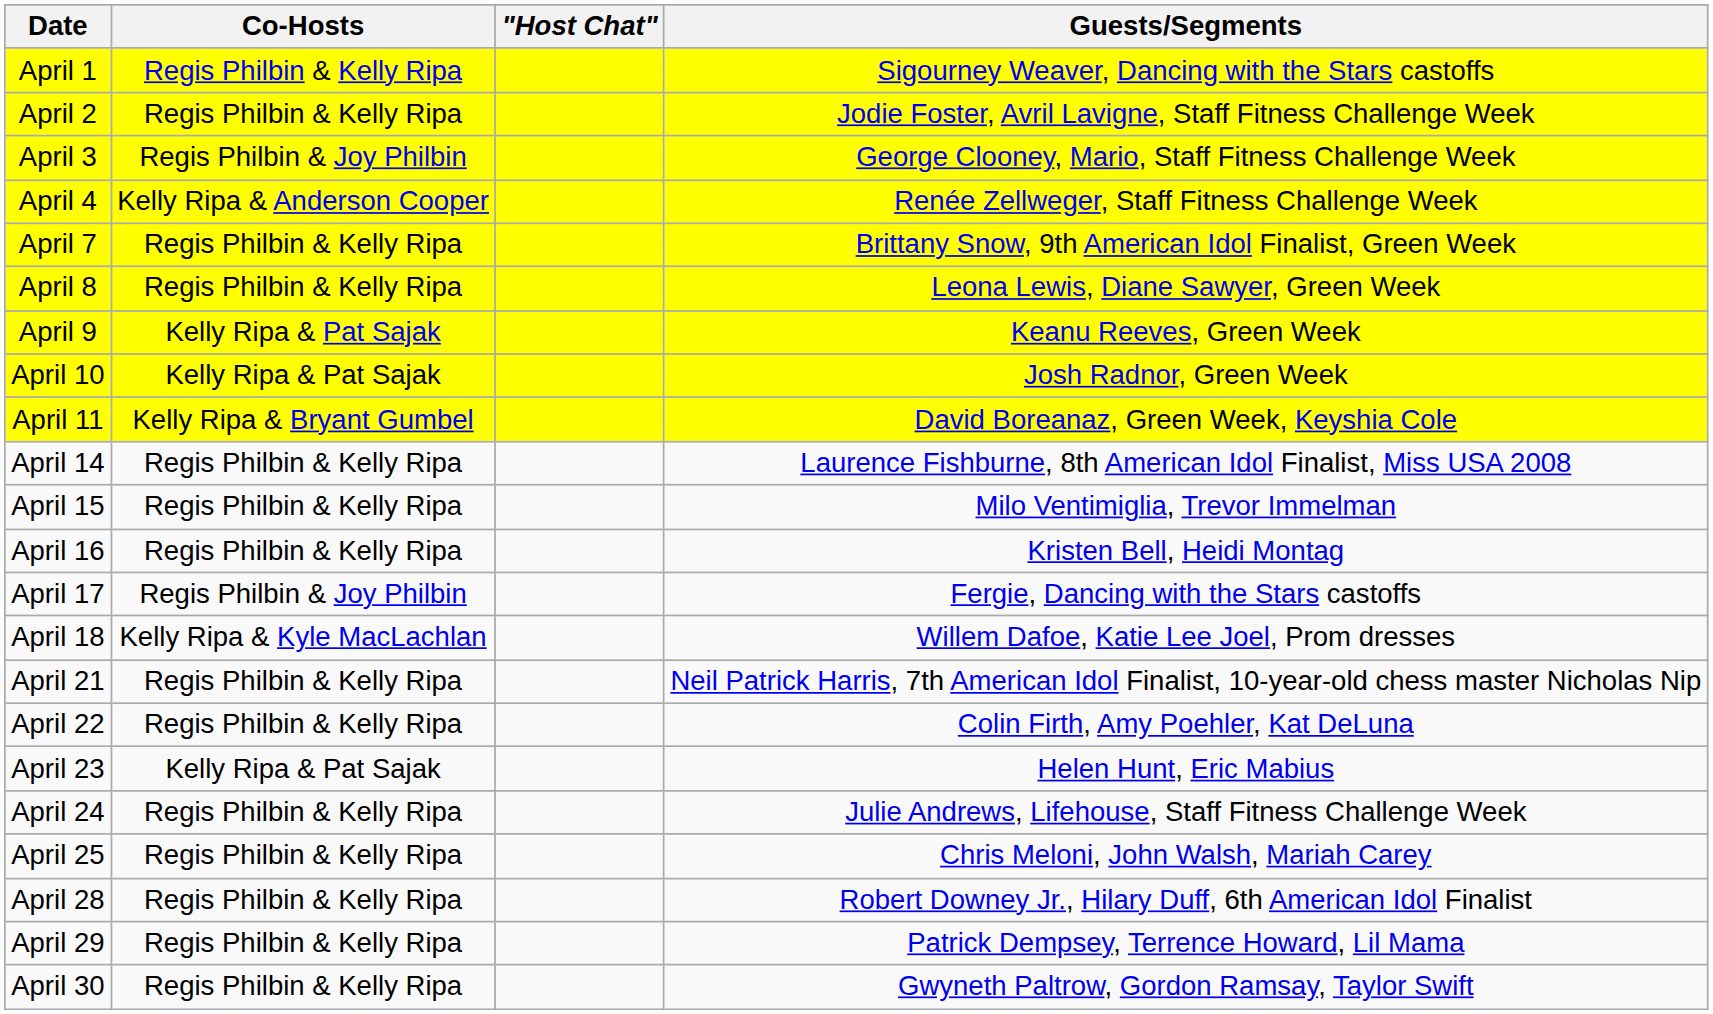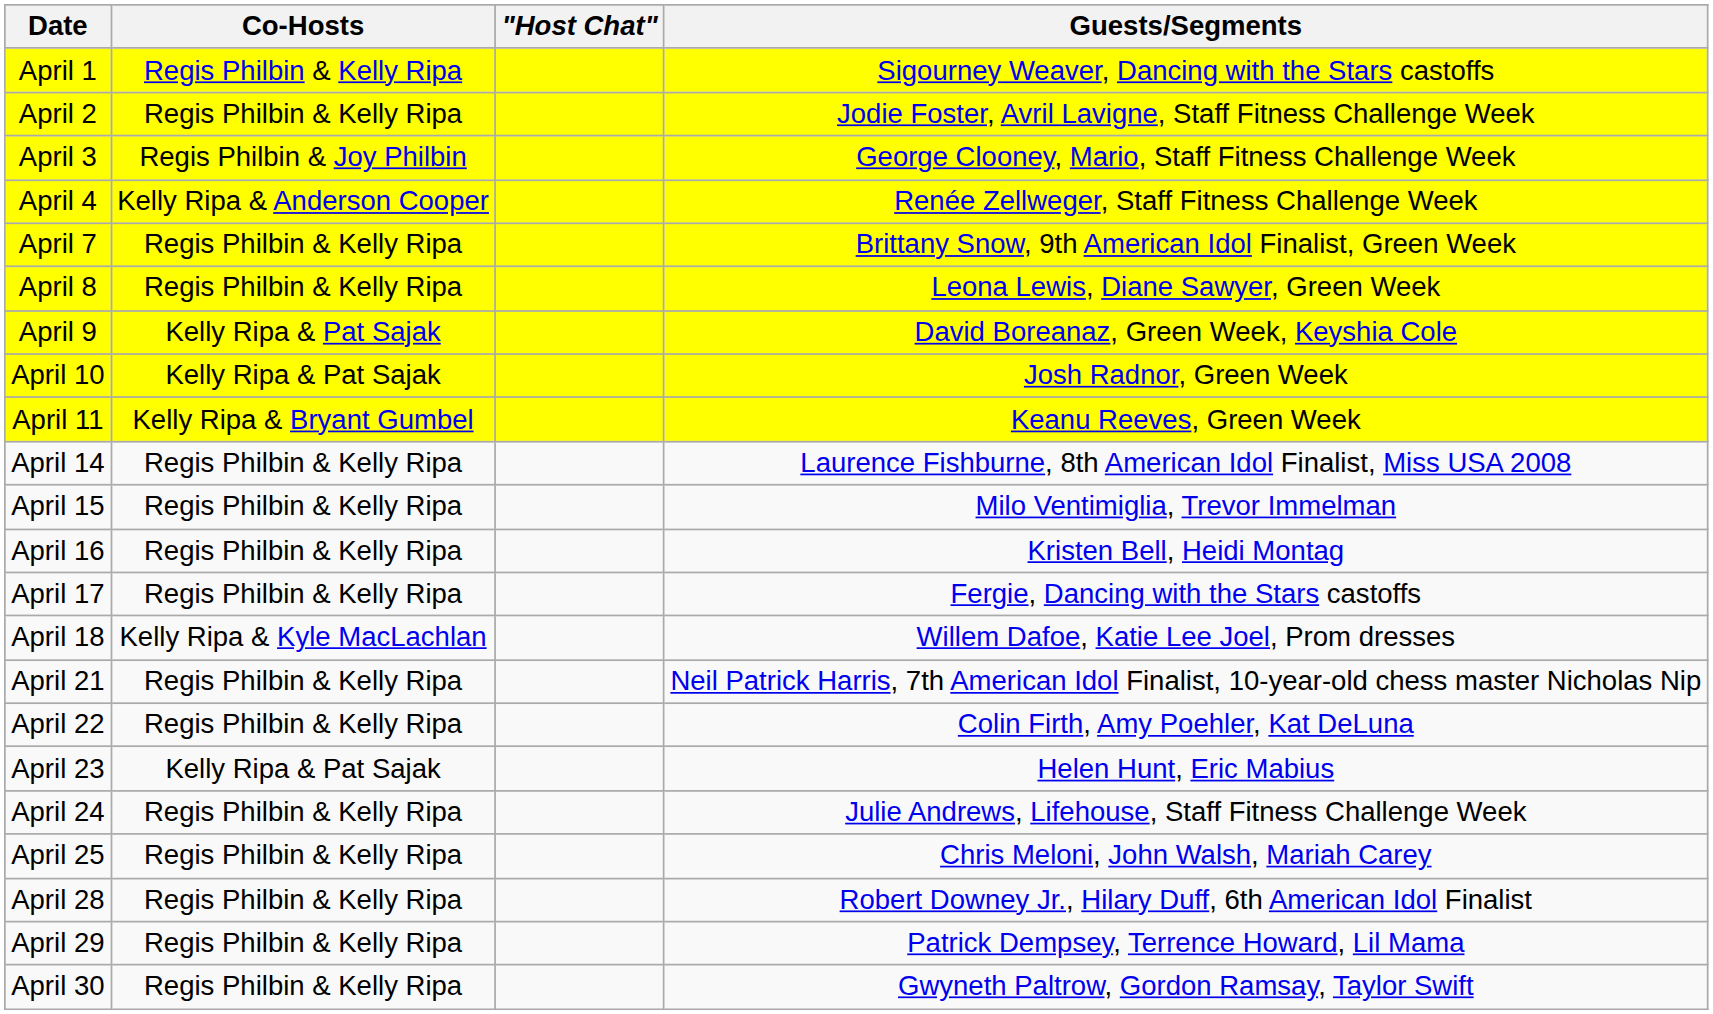(1186, 331) Keanu Reeves, Green Week -> (1186, 331) David Boreanaz, Green Week, Keyshia Cole
(1186, 419) David Boreanaz, Green Week, Keyshia Cole -> (1186, 419) Keanu Reeves, Green Week
(303, 593) Regis Philbin & Joy Philbin -> (303, 593) Regis Philbin & Kelly Ripa
